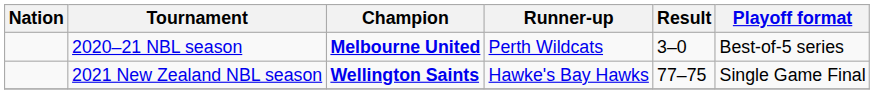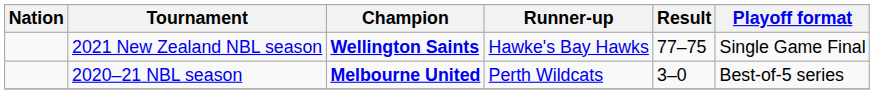rows swapped: (157, 46) <-> (197, 74)
